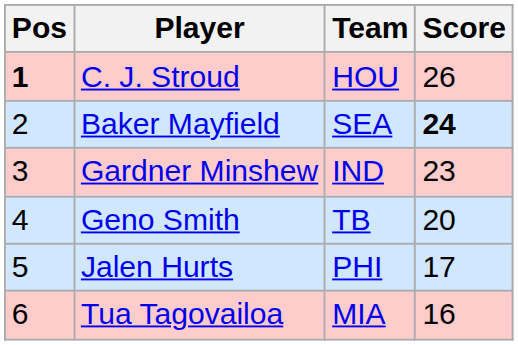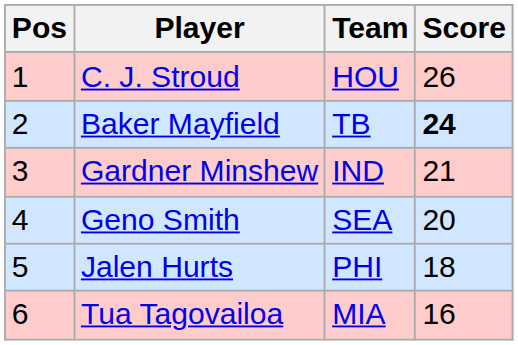(20, 76) bold -> (20, 76) normal
(362, 123) SEA -> (351, 123) TB
(439, 171) 23 -> (439, 171) 21
(351, 219) TB -> (362, 219) SEA
(439, 266) 17 -> (439, 266) 18
